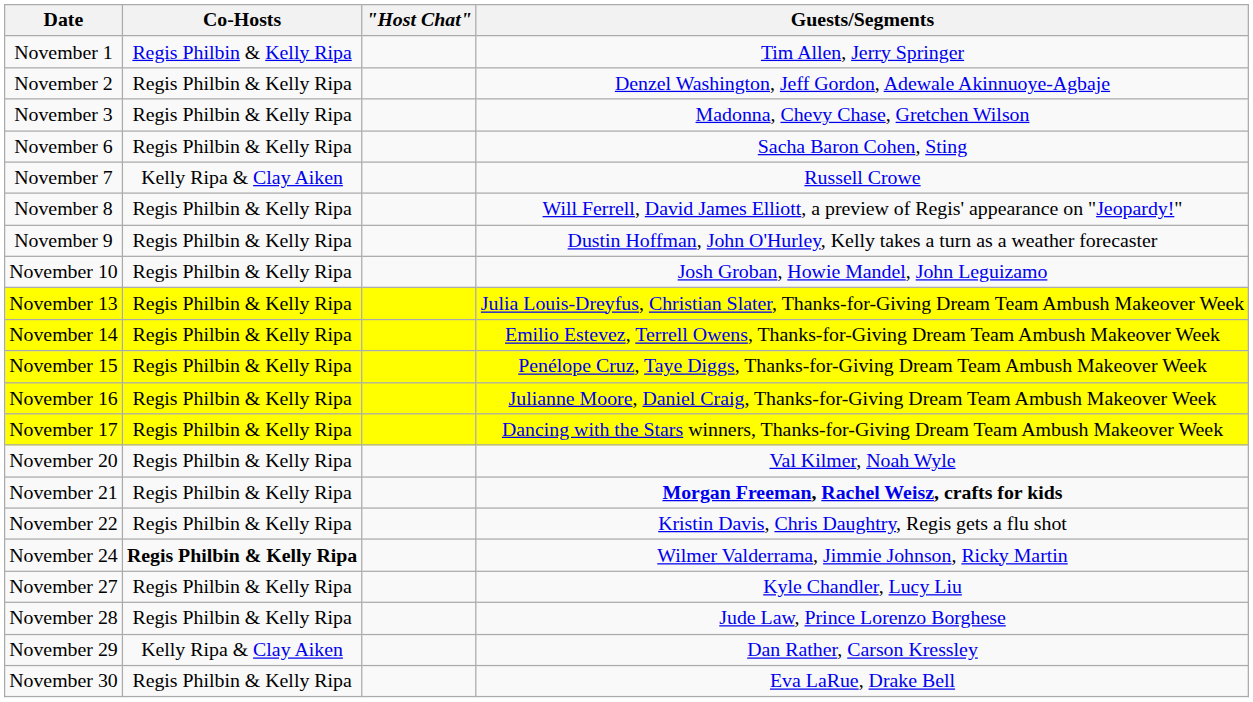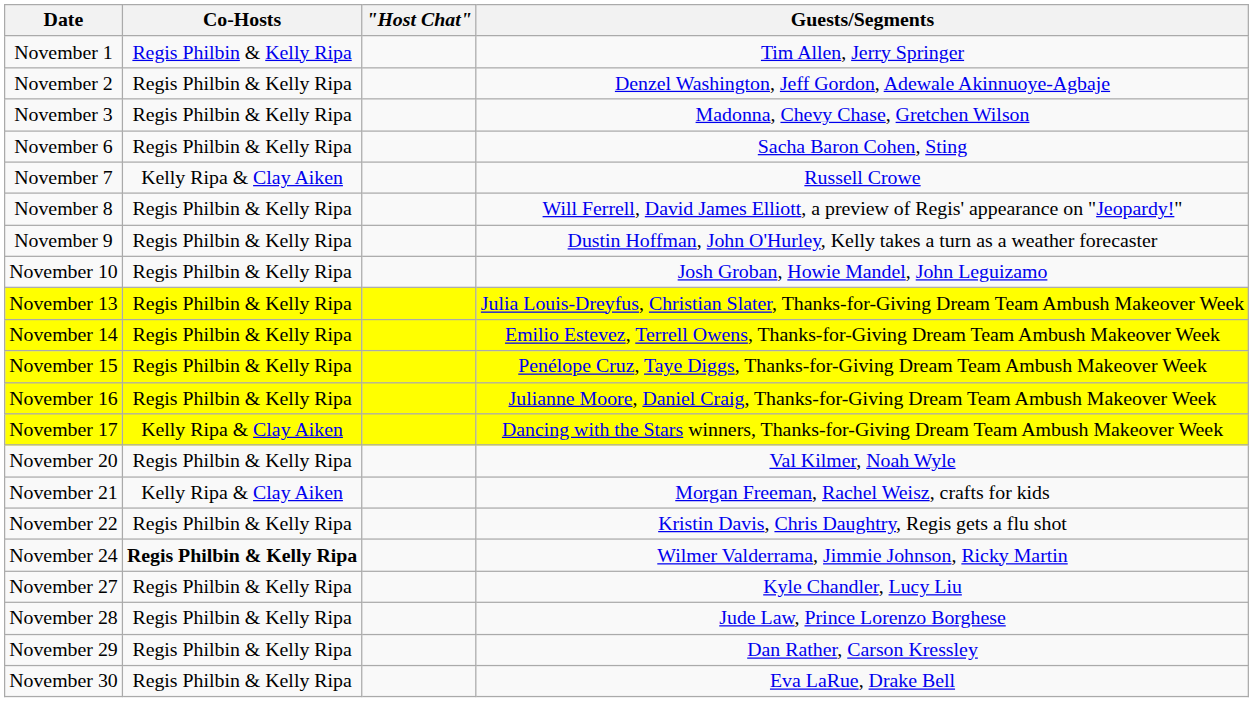(242, 429) Regis Philbin & Kelly Ripa -> (242, 429) Kelly Ripa & Clay Aiken
(242, 492) Regis Philbin & Kelly Ripa -> (242, 492) Kelly Ripa & Clay Aiken
(863, 492) bold -> (863, 492) normal
(242, 649) Kelly Ripa & Clay Aiken -> (242, 649) Regis Philbin & Kelly Ripa
